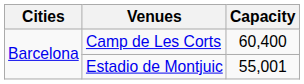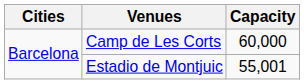(263, 41) 60,400 -> (263, 41) 60,000
